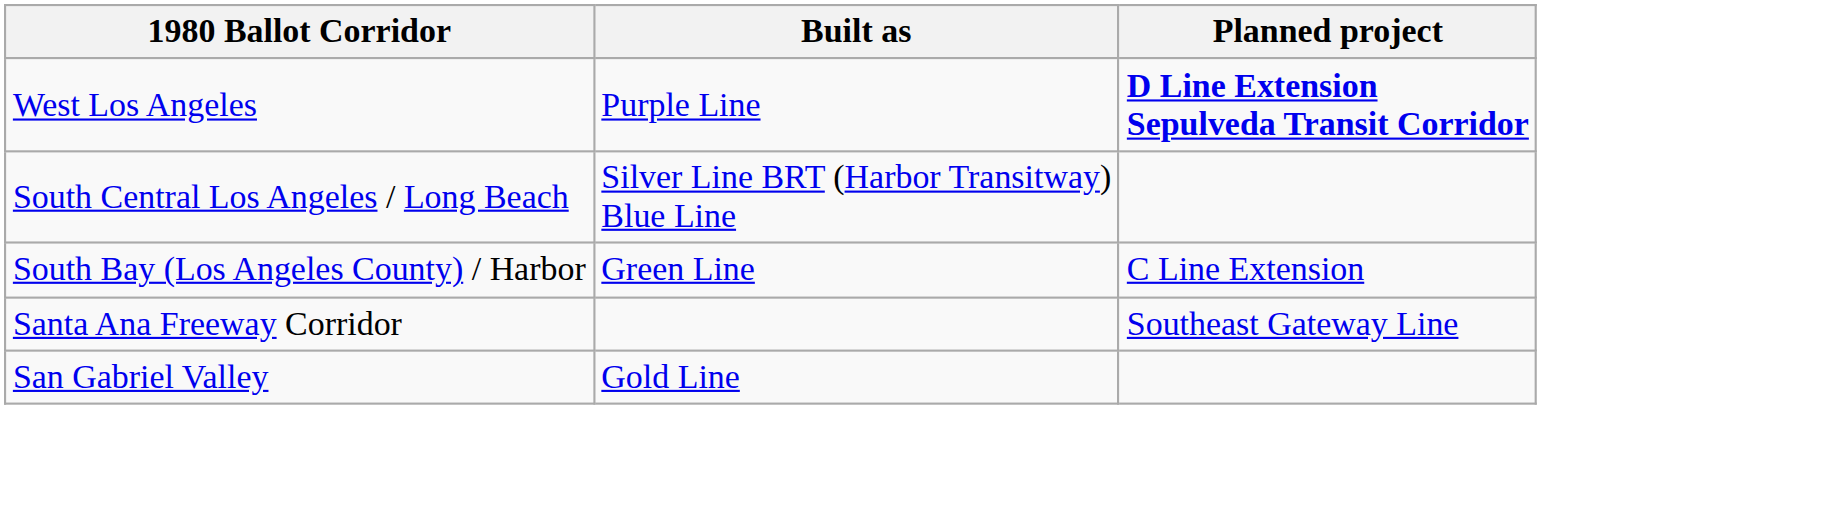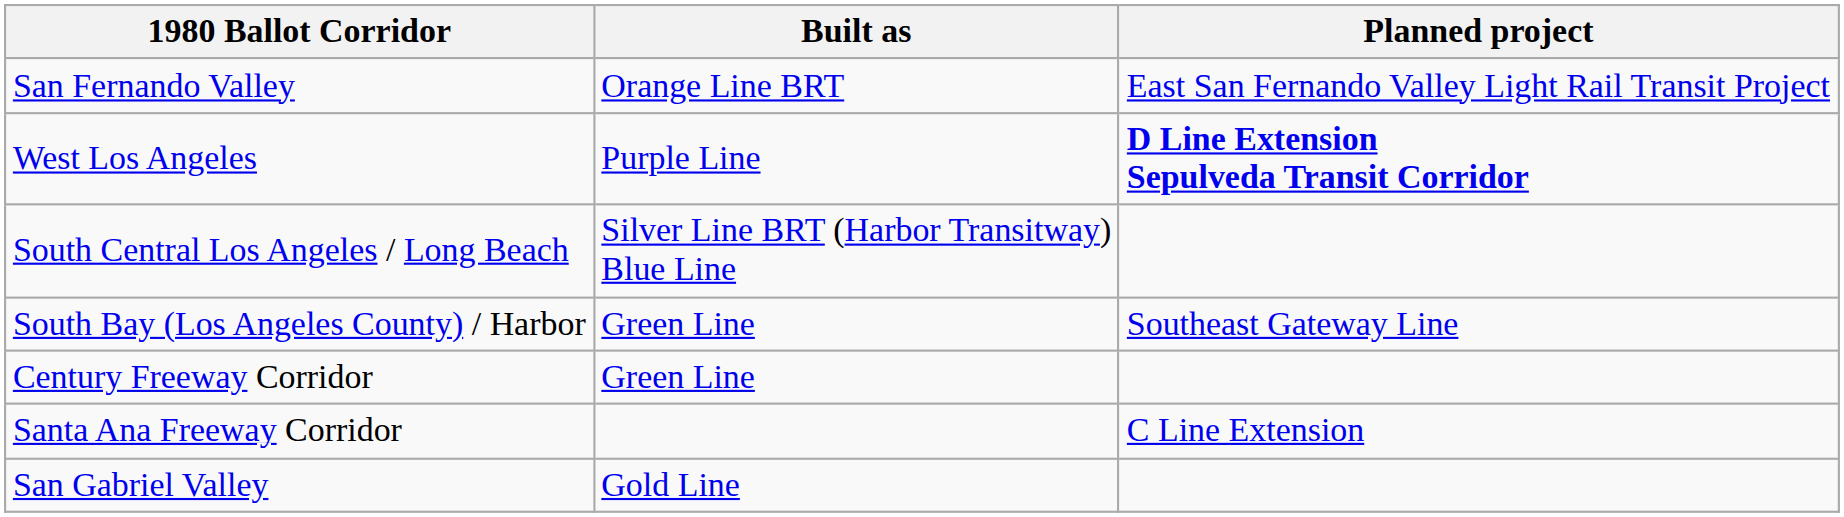+ row: (154, 85)
(1246, 269) C Line Extension -> (1293, 322) Southeast Gateway Line
+ row: (193, 376)
(1293, 322) Southeast Gateway Line -> (1246, 430) C Line Extension
